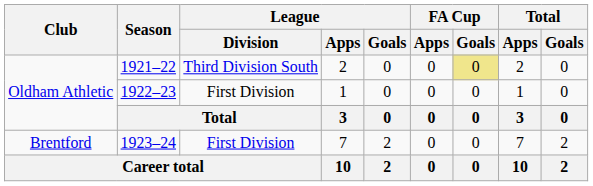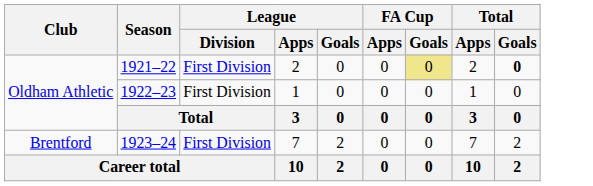(251, 67) Third Division South -> (227, 67) First Division
(564, 67) normal -> (517, 67) bold
